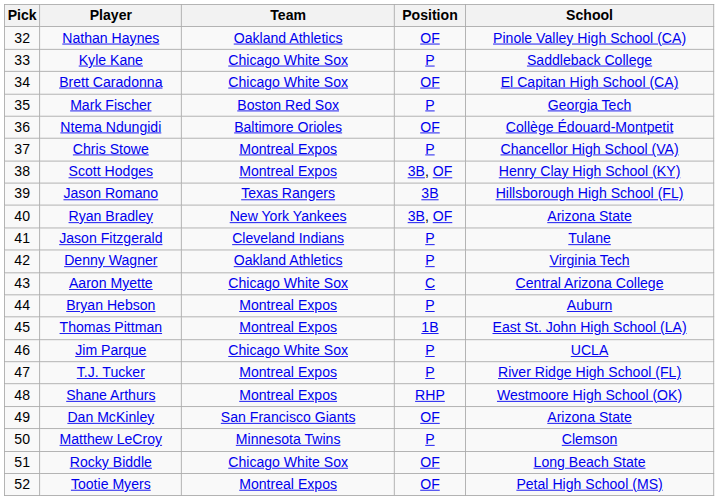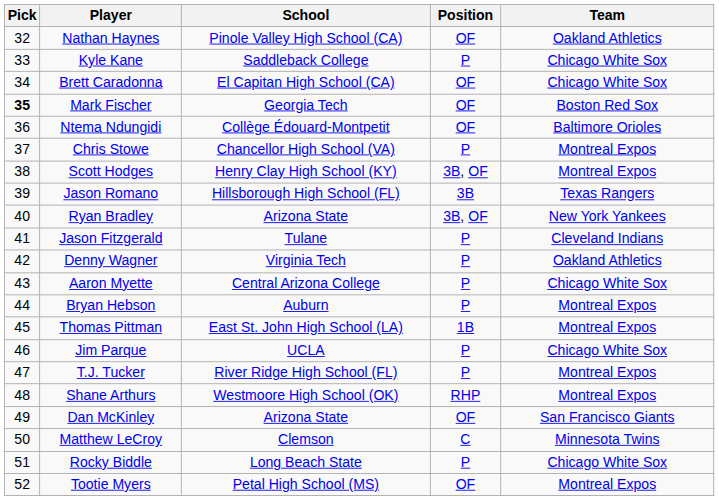columns swapped: (288, 15) <-> (590, 15)
(22, 104) normal -> (22, 104) bold
(430, 104) P -> (465, 104) OF
(430, 283) C -> (465, 283) P
(430, 439) P -> (465, 439) C
(430, 462) OF -> (465, 462) P
